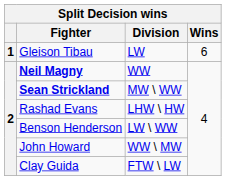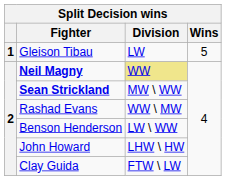(204, 52) 6 -> (204, 52) 5
(139, 71) no background -> (139, 71) khaki background
(156, 109) LHW \ HW -> (155, 109) WW \ MW
(155, 147) WW \ MW -> (156, 147) LHW \ HW
